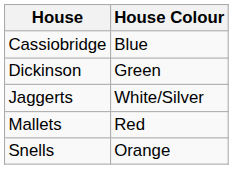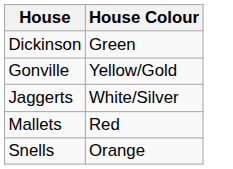- row: (57, 44)
+ row: (39, 71)
